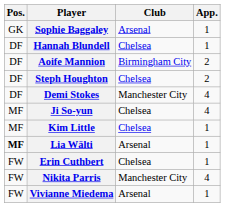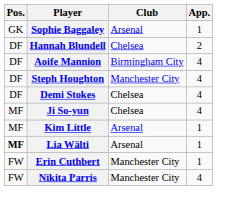(207, 45) 1 -> (199, 45) 2
(207, 62) 2 -> (199, 62) 4
(135, 78) Chelsea -> (145, 78) Manchester City
(207, 78) 2 -> (199, 78) 4
(153, 95) Manchester City -> (127, 95) Chelsea
(135, 128) Chelsea -> (127, 128) Arsenal
(135, 161) Chelsea -> (145, 161) Manchester City
- row: (72, 194)
